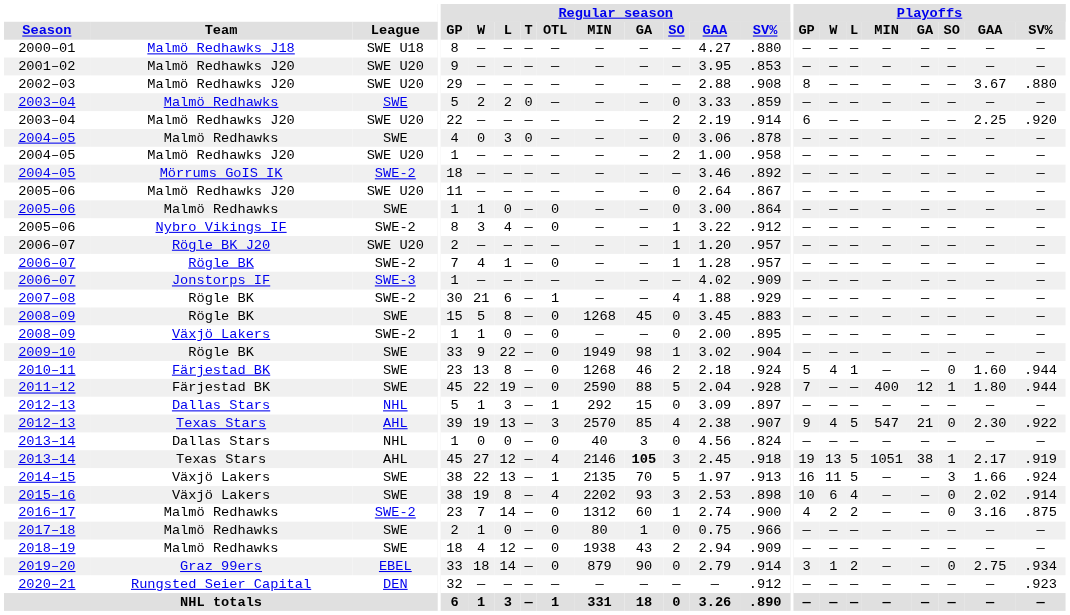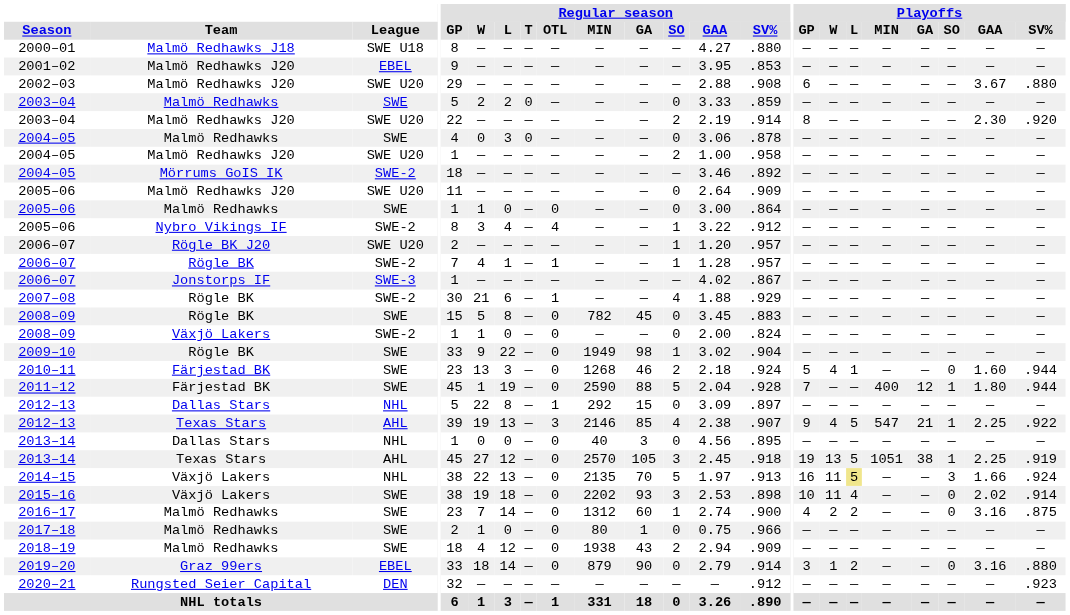(395, 66) SWE U20 -> (395, 66) EBEL
(807, 84) 8 -> (807, 84) 6
(807, 120) 6 -> (807, 120) 8
(990, 120) 2.25 -> (990, 120) 2.30
(765, 191) .867 -> (765, 191) .909
(555, 227) 0 -> (555, 227) 4
(555, 263) 0 -> (555, 263) 1
(765, 281) .909 -> (765, 281) .867
(600, 316) 1268 -> (600, 316) 782
(765, 334) .895 -> (765, 334) .824
(508, 370) 8 -> (508, 370) 3
(481, 388) 22 -> (481, 388) 1
(481, 406) 1 -> (481, 406) 22
(508, 406) 3 -> (508, 406) 8
(600, 423) 2570 -> (600, 423) 2146
(952, 423) 0 -> (952, 423) 1
(990, 423) 2.30 -> (990, 423) 2.25
(765, 441) .824 -> (765, 441) .895
(555, 459) 4 -> (555, 459) 0
(600, 459) 2146 -> (600, 459) 2570
(644, 459) bold -> (644, 459) normal
(990, 459) 2.17 -> (990, 459) 2.25
(395, 477) SWE -> (395, 477) NHL
(555, 477) 1 -> (555, 477) 0
(854, 477) no background -> (854, 477) khaki background
(508, 495) 8 -> (508, 495) 18
(555, 495) 4 -> (555, 495) 0
(833, 495) 6 -> (833, 495) 11
(395, 513) SWE-2 -> (395, 513) SWE
(990, 566) 2.75 -> (990, 566) 3.16
(1040, 566) .934 -> (1040, 566) .880
